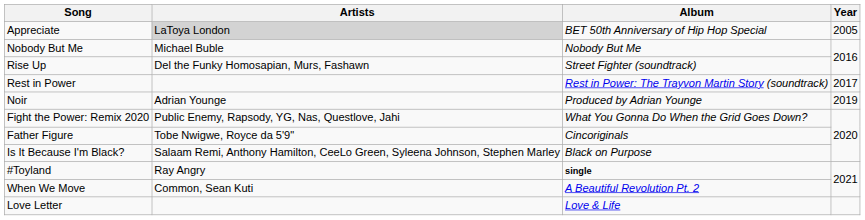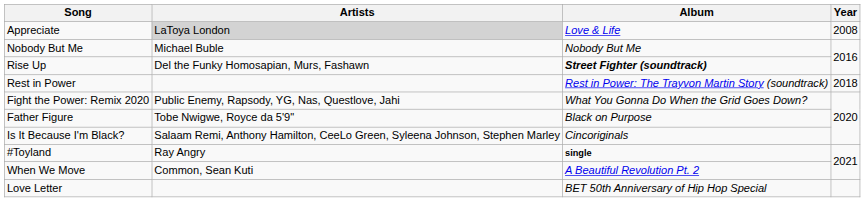(666, 30) BET 50th Anniversary of Hip Hop Special -> (593, 30) Love & Life
(845, 30) 2005 -> (845, 30) 2008
(631, 65) normal -> (636, 65) bold
(845, 83) 2017 -> (845, 83) 2018
- row: (17, 100)
(597, 135) Cincoriginals -> (608, 118) Black on Purpose
(608, 153) Black on Purpose -> (597, 135) Cincoriginals
(593, 205) Love & Life -> (666, 188) BET 50th Anniversary of Hip Hop Special
